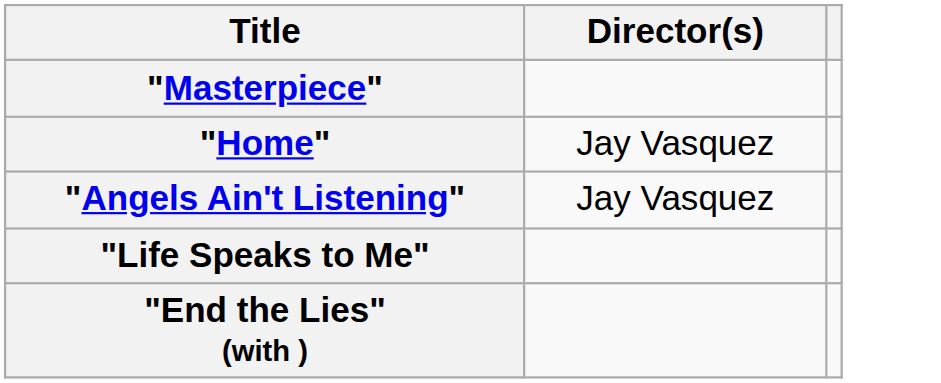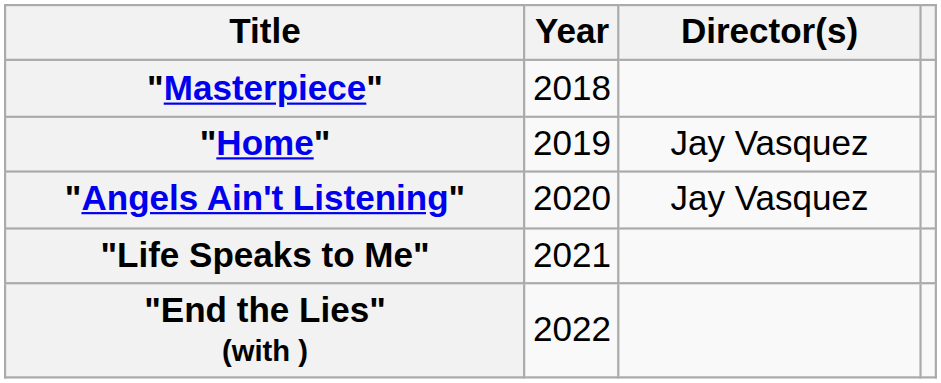+ column: (572, 32)
